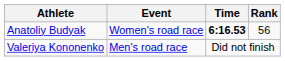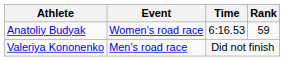(227, 31) bold -> (227, 31) normal
(264, 31) 56 -> (264, 31) 59
